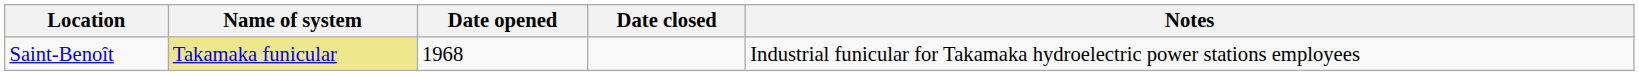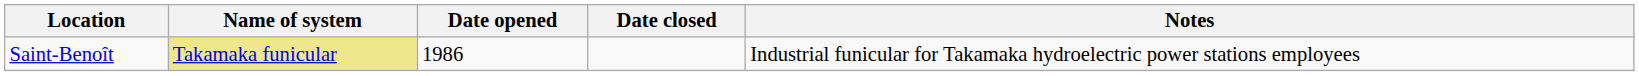(443, 53) 1968 -> (443, 53) 1986
